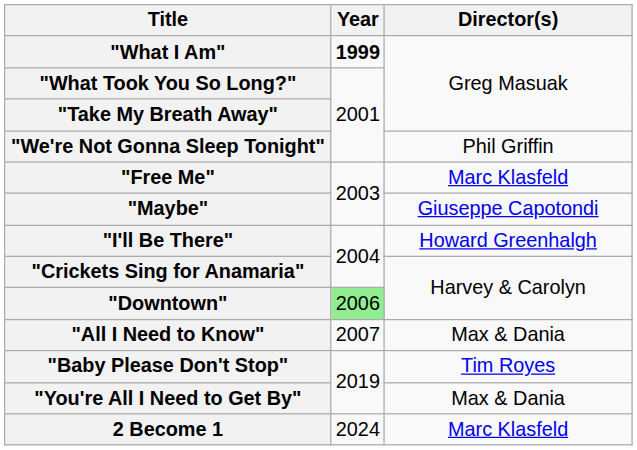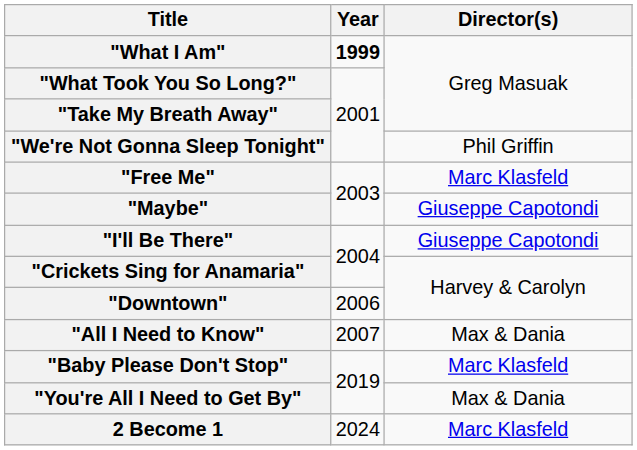(508, 240) Howard Greenhalgh -> (508, 240) Giuseppe Capotondi
(358, 303) lightgreen background -> (358, 303) no background
(508, 366) Tim Royes -> (508, 366) Marc Klasfeld
